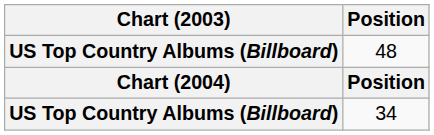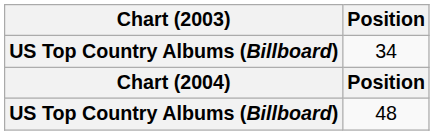rows swapped: (386, 113) <-> (386, 51)
